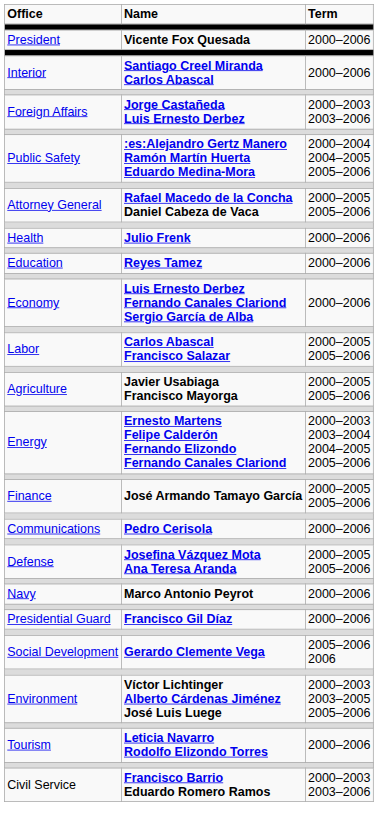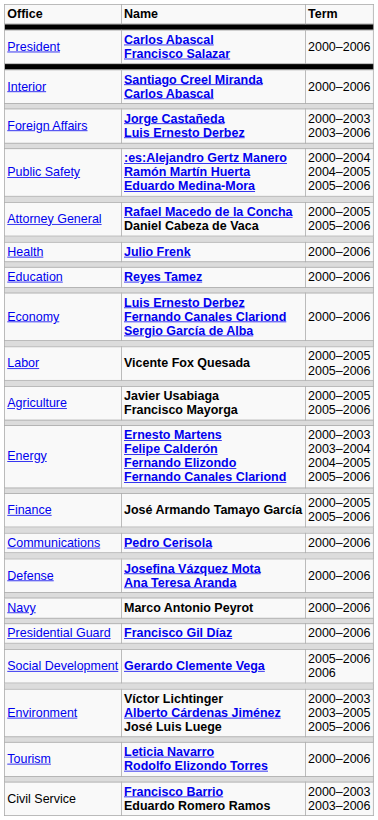(187, 39) Vicente Fox Quesada -> (177, 46) Carlos Abascal Francisco Salazar
(177, 349) Carlos Abascal Francisco Salazar -> (187, 363) Vicente Fox Quesada
(339, 561) 2000–2005 2005–2006 -> (339, 575) 2000–2006
